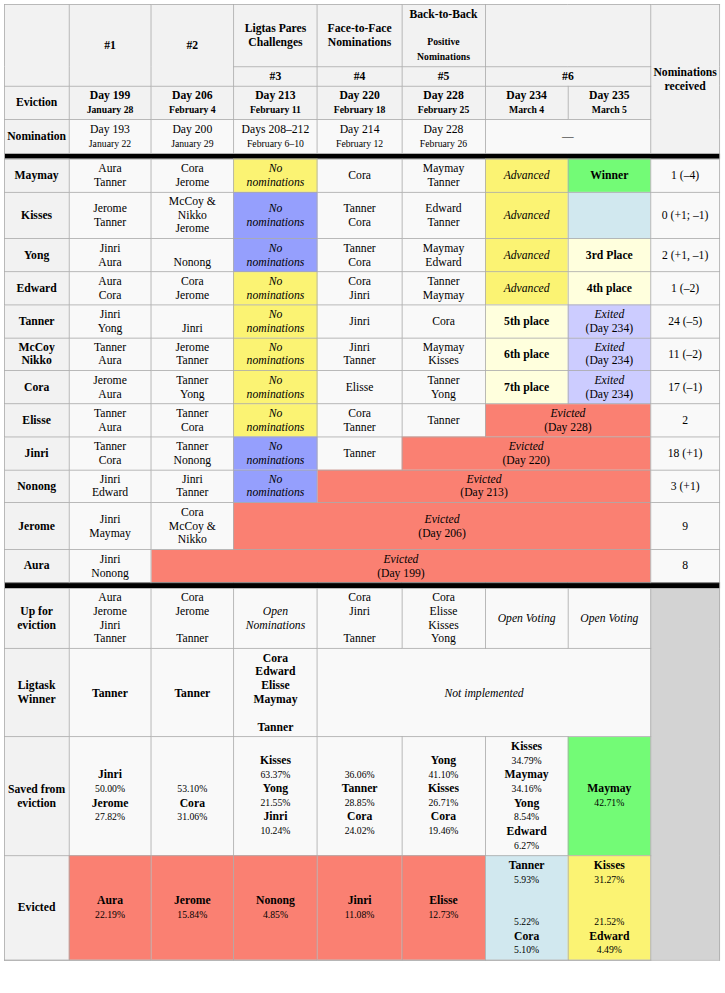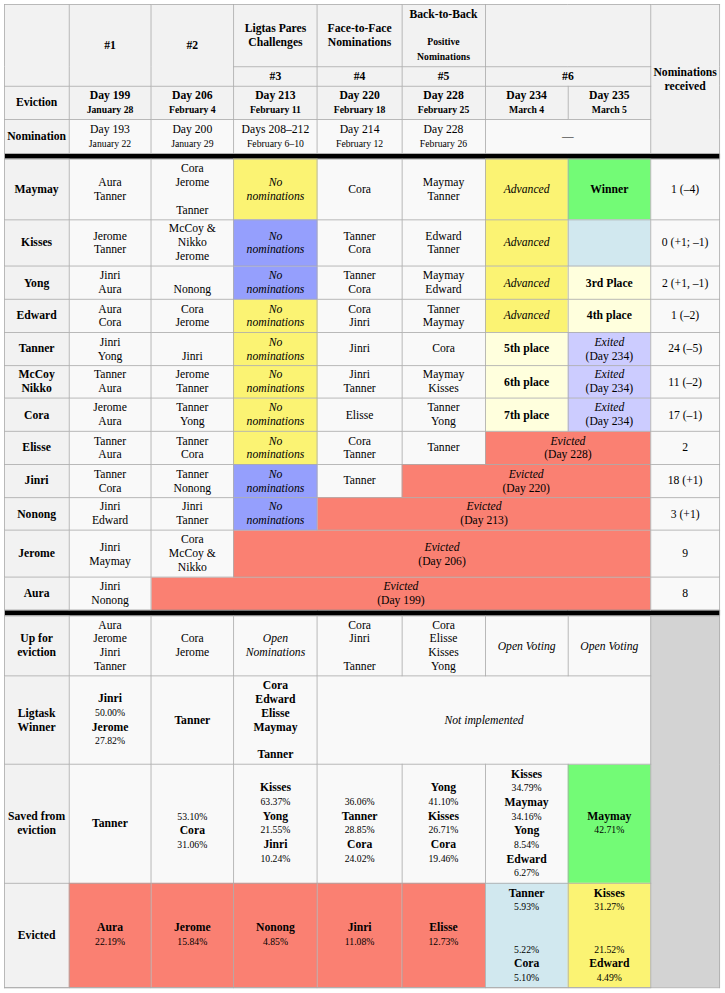(192, 175) Cora Jerome -> (192, 189) Cora Jerome Tanner
(192, 618) Cora Jerome Tanner -> (192, 646) Cora Jerome
(110, 693) Tanner -> (110, 720) Jinri 50.00% Jerome 27.82%
(110, 796) Jinri 50.00% Jerome 27.82% -> (110, 824) Tanner
